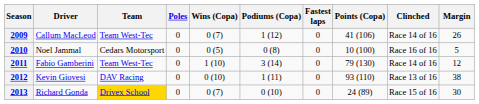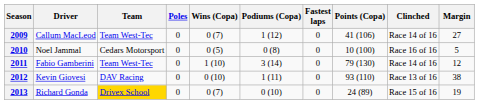(457, 35) 26 -> (457, 35) 27
(457, 91) 30 -> (457, 91) 19
